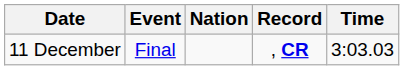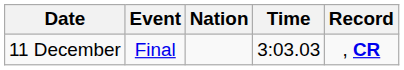columns swapped: (362, 19) <-> (290, 19)
